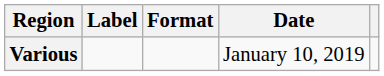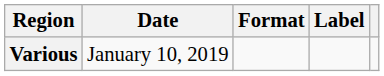columns swapped: (294, 20) <-> (112, 20)
